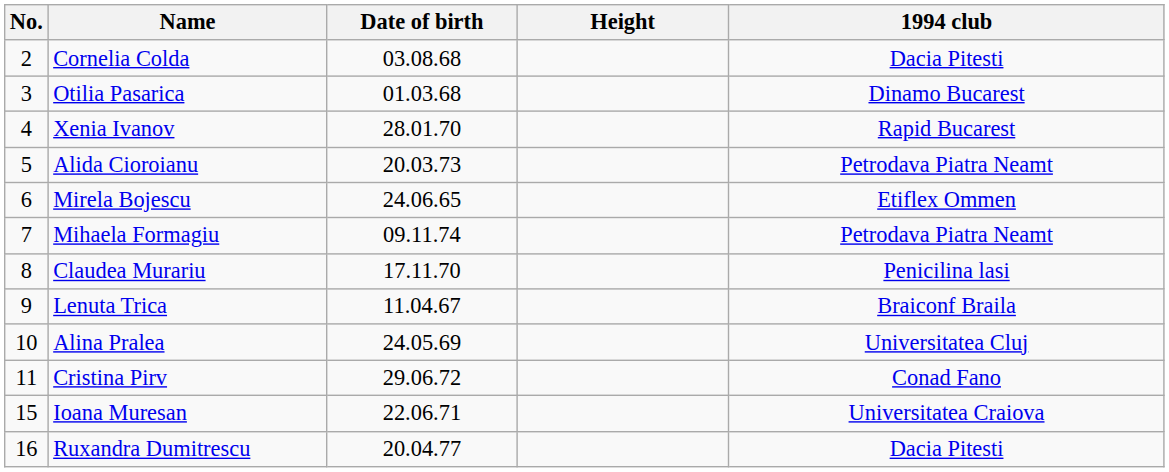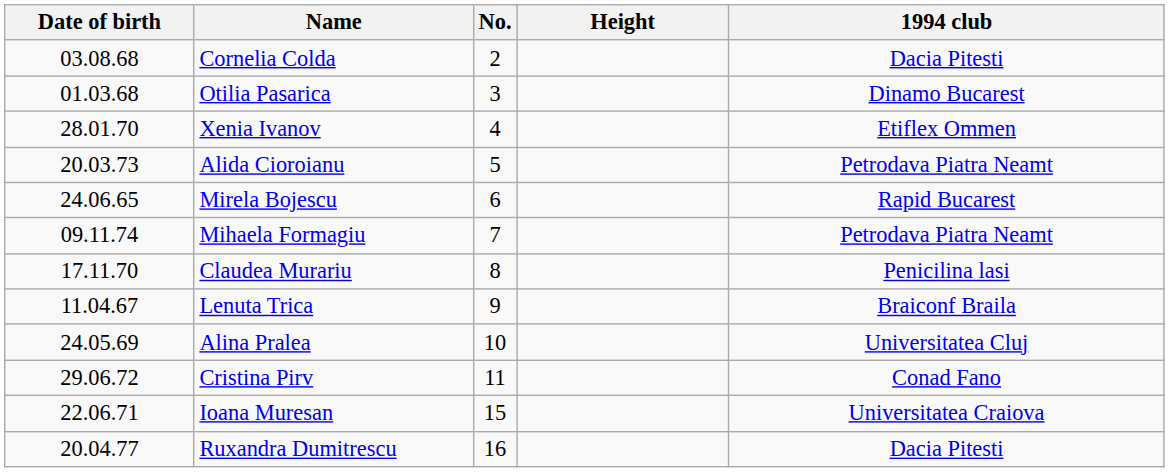columns swapped: (26, 22) <-> (422, 22)
(947, 128) Rapid Bucarest -> (947, 128) Etiflex Ommen
(947, 199) Etiflex Ommen -> (947, 199) Rapid Bucarest
